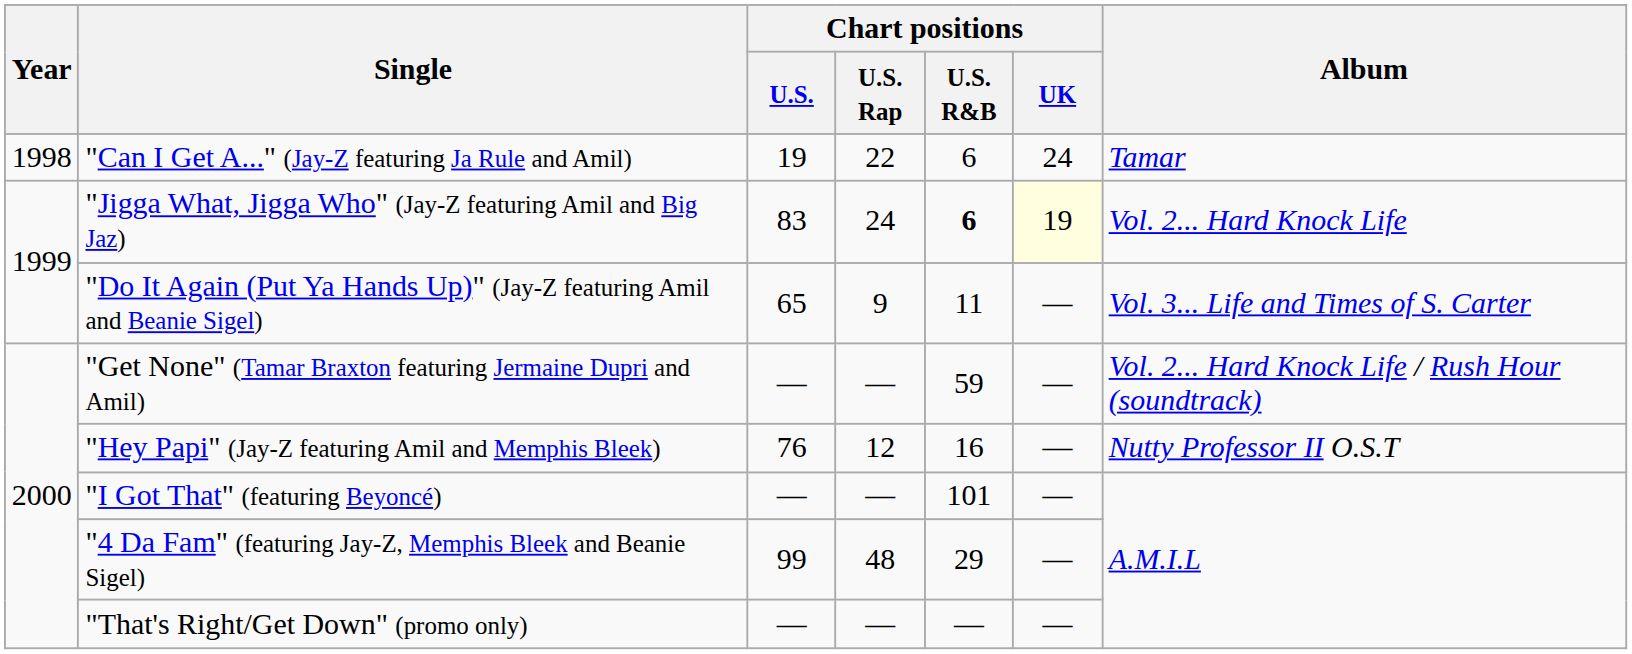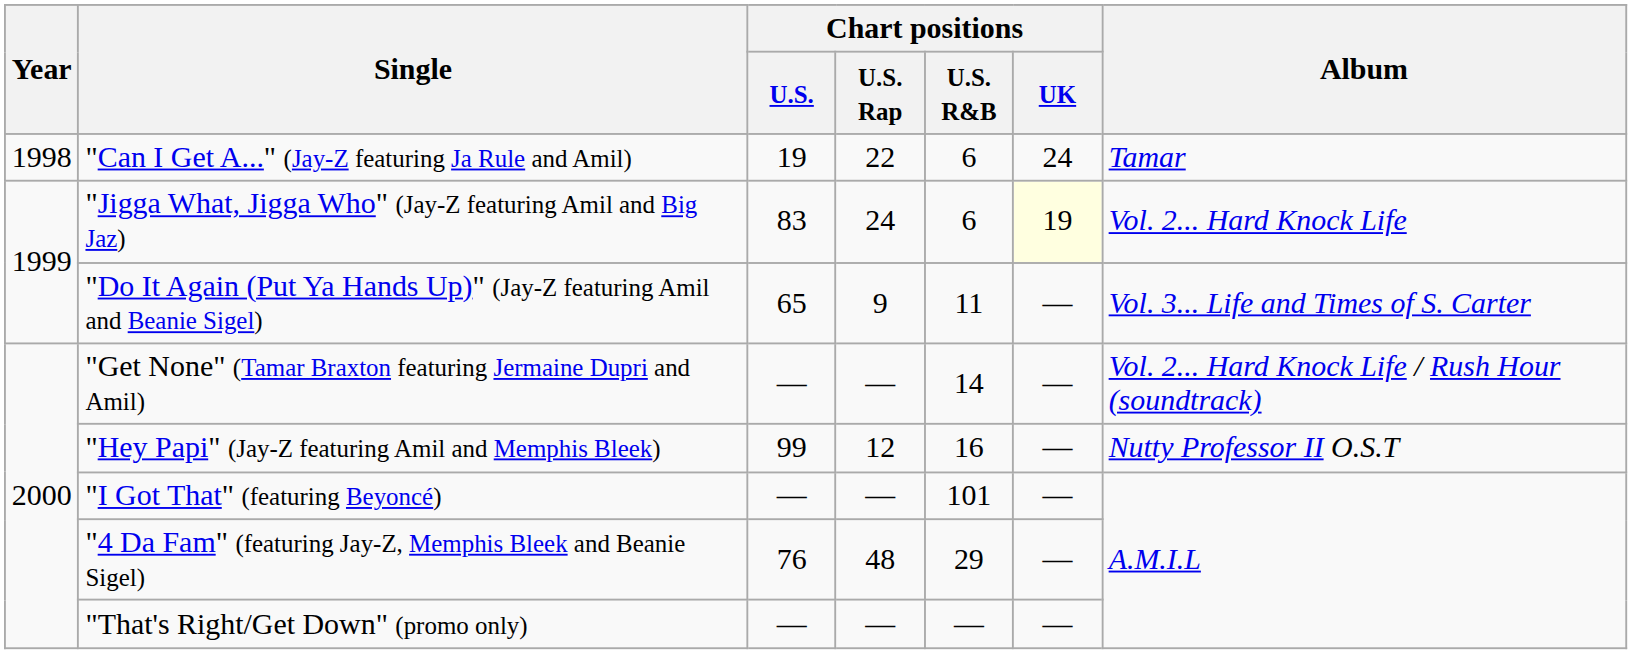(969, 221) bold -> (969, 221) normal
(969, 383) 59 -> (969, 383) 14
(792, 447) 76 -> (792, 447) 99
(792, 559) 99 -> (792, 559) 76
